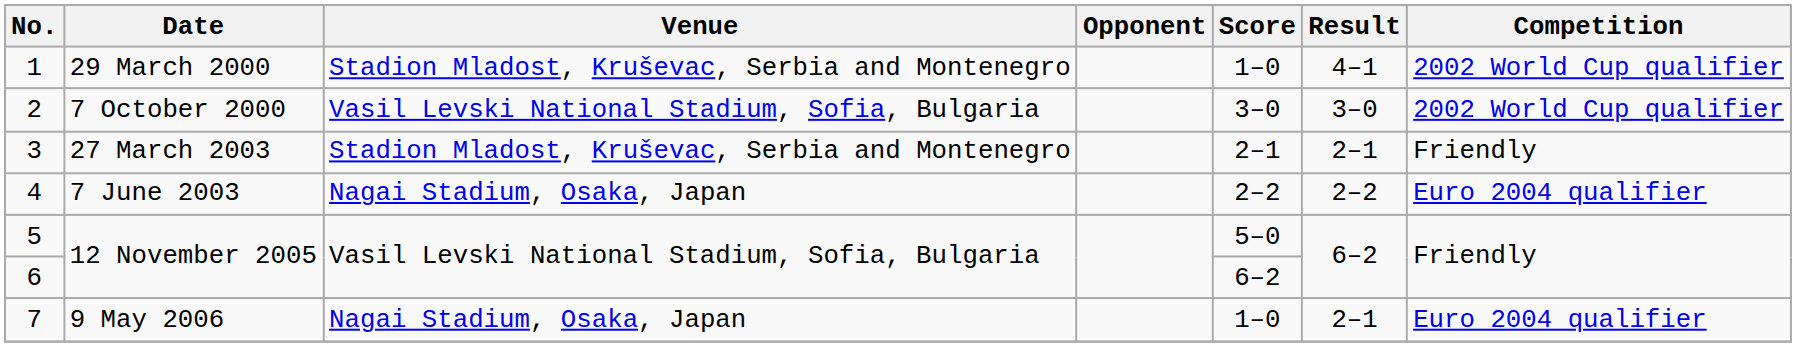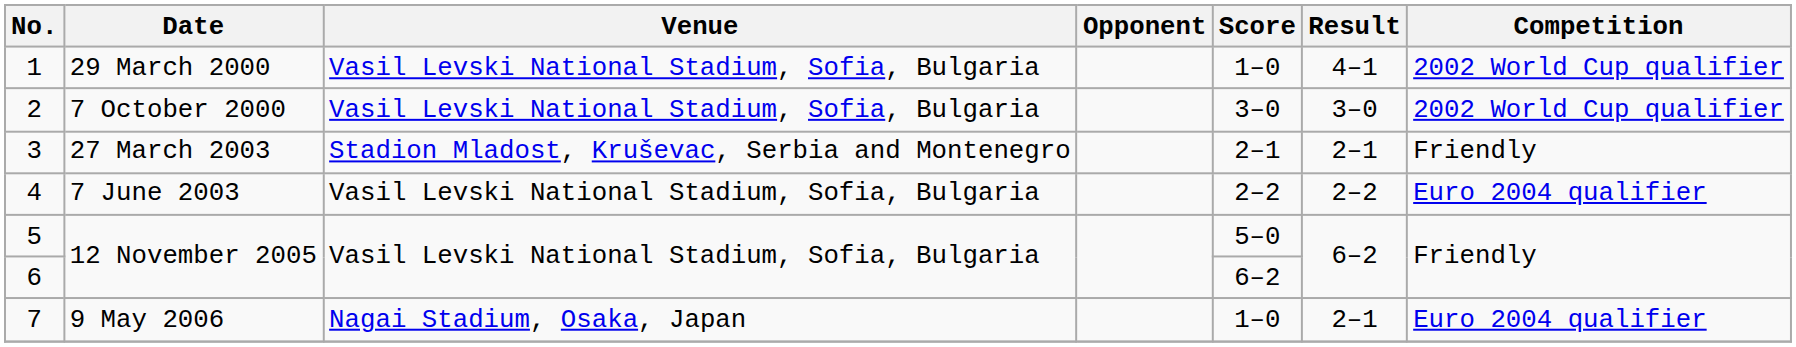(700, 68) Stadion Mladost, Kruševac, Serbia and Montenegro -> (684, 68) Vasil Levski National Stadium, Sofia, Bulgaria
(538, 194) Nagai Stadium, Osaka, Japan -> (684, 194) Vasil Levski National Stadium, Sofia, Bulgaria
